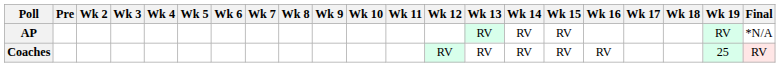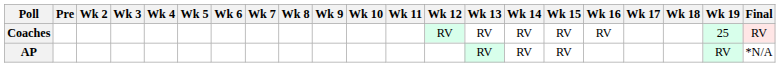rows swapped: (29, 33) <-> (29, 52)
